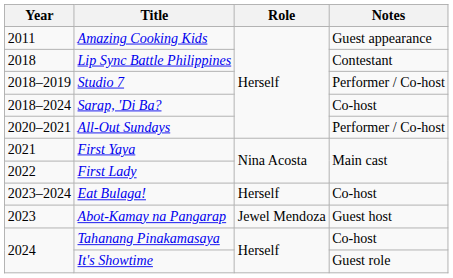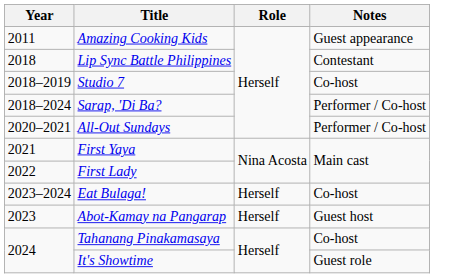(388, 82) Performer / Co-host -> (336, 82) Co-host
(354, 104) Co-host -> (370, 104) Performer / Co-host
(282, 216) Jewel Mendoza -> (258, 216) Herself
